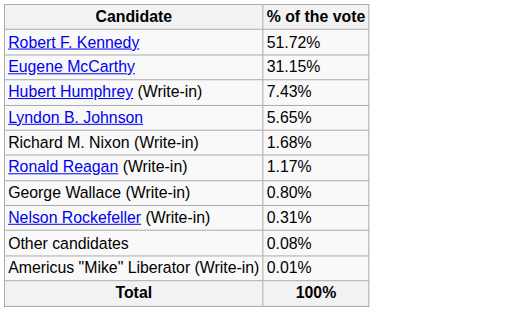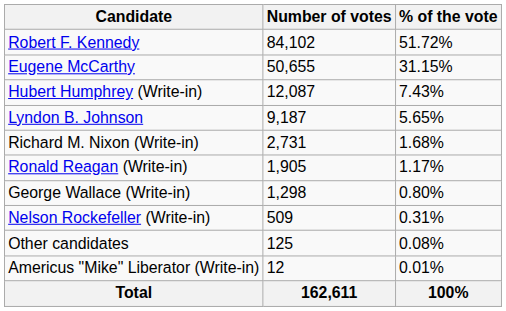+ column: (329, 17)
